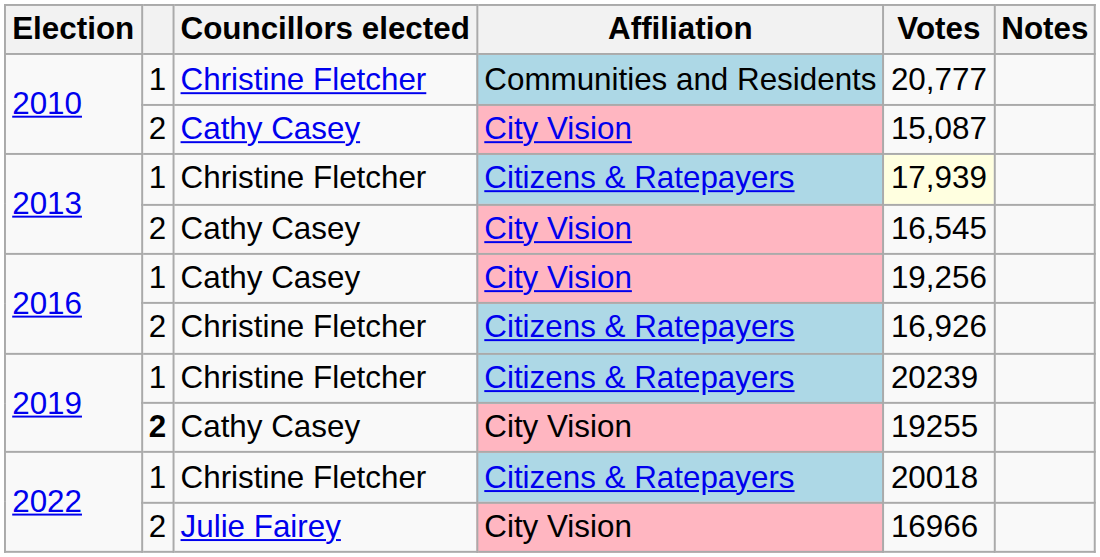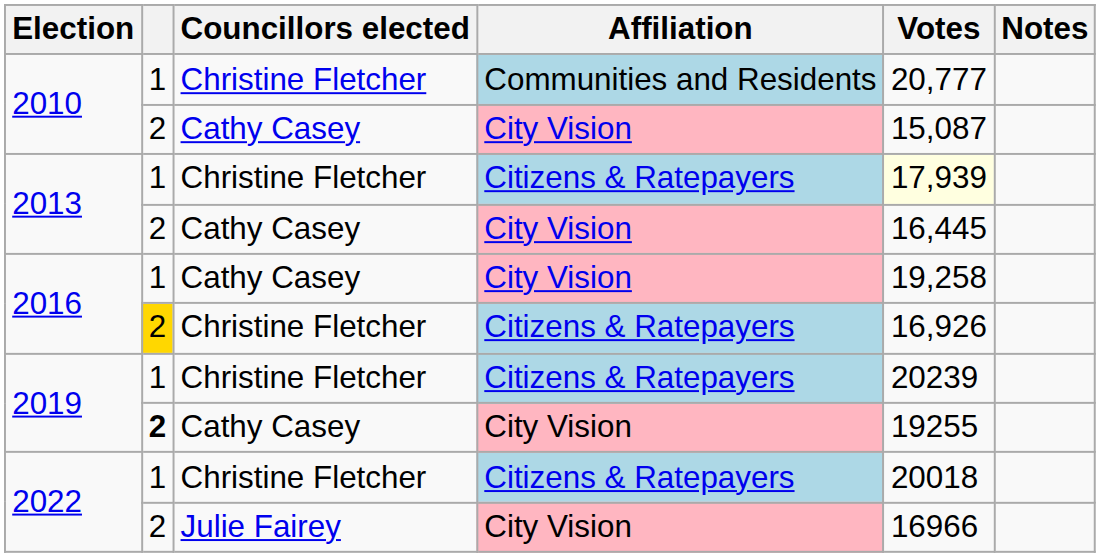(939, 228) 16,545 -> (939, 228) 16,445
(939, 278) 19,256 -> (939, 278) 19,258
(157, 327) no background -> (157, 327) gold background
